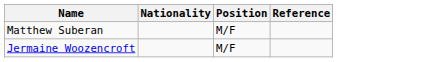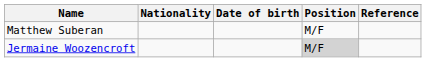+ column: (258, 13)
(226, 48) no background -> (314, 48) lightgrey background
